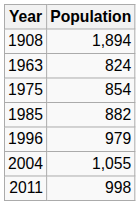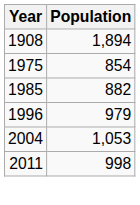- row: (26, 65)
(112, 163) 1,055 -> (112, 139) 1,053
